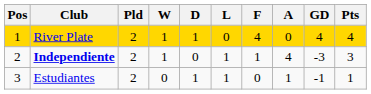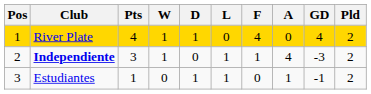columns swapped: (133, 15) <-> (350, 15)
